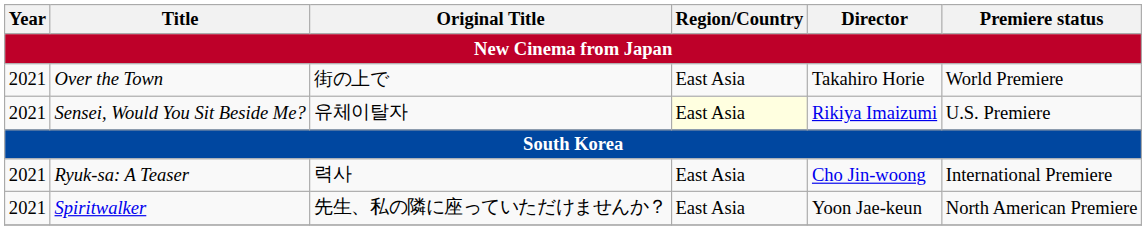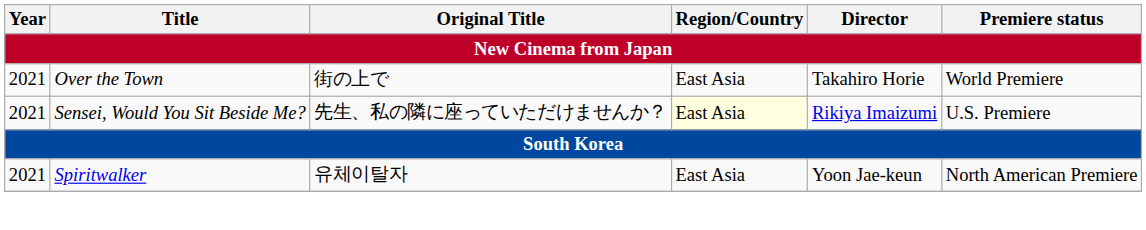(361, 112) 유체이탈자 -> (491, 112) 先生、私の隣に座っていただけませんか？
- row: (122, 175)
(491, 207) 先生、私の隣に座っていただけませんか？ -> (361, 174) 유체이탈자
